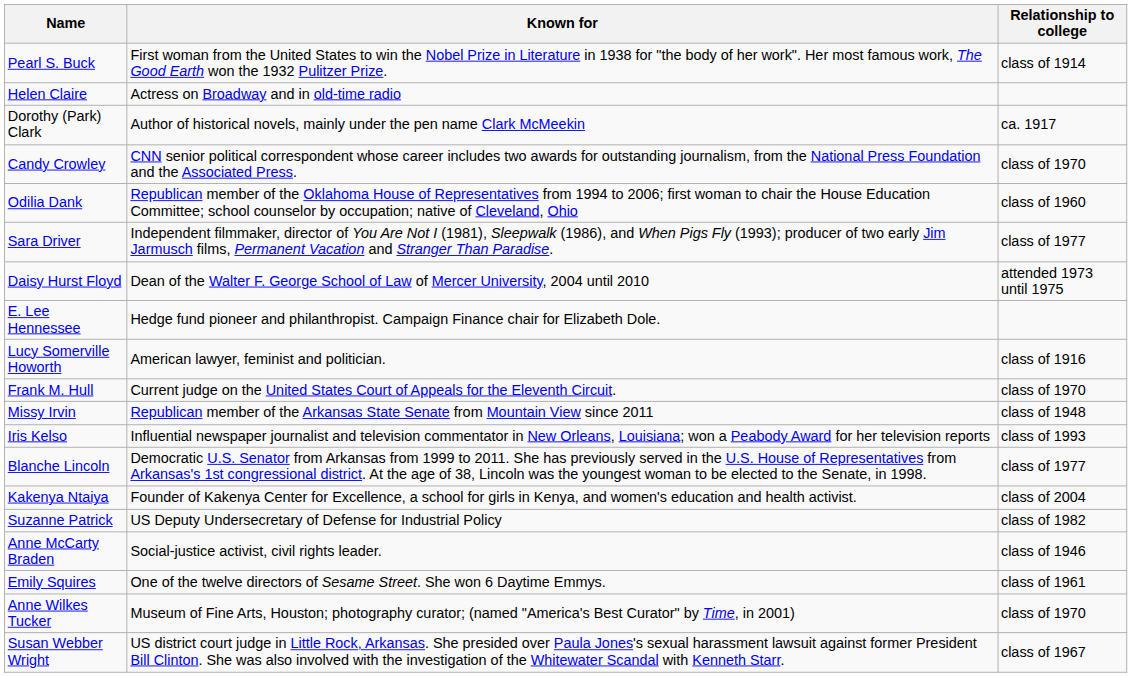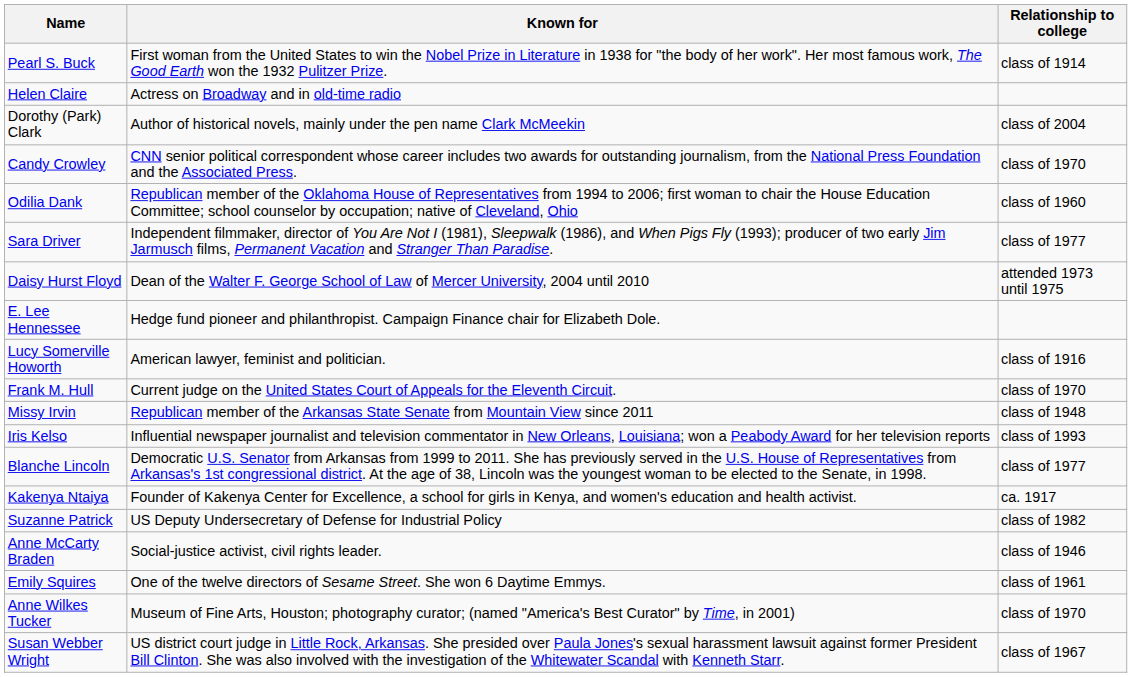(1029, 124) ca. 1917 -> (1043, 124) class of 2004
(1043, 497) class of 2004 -> (1029, 497) ca. 1917
